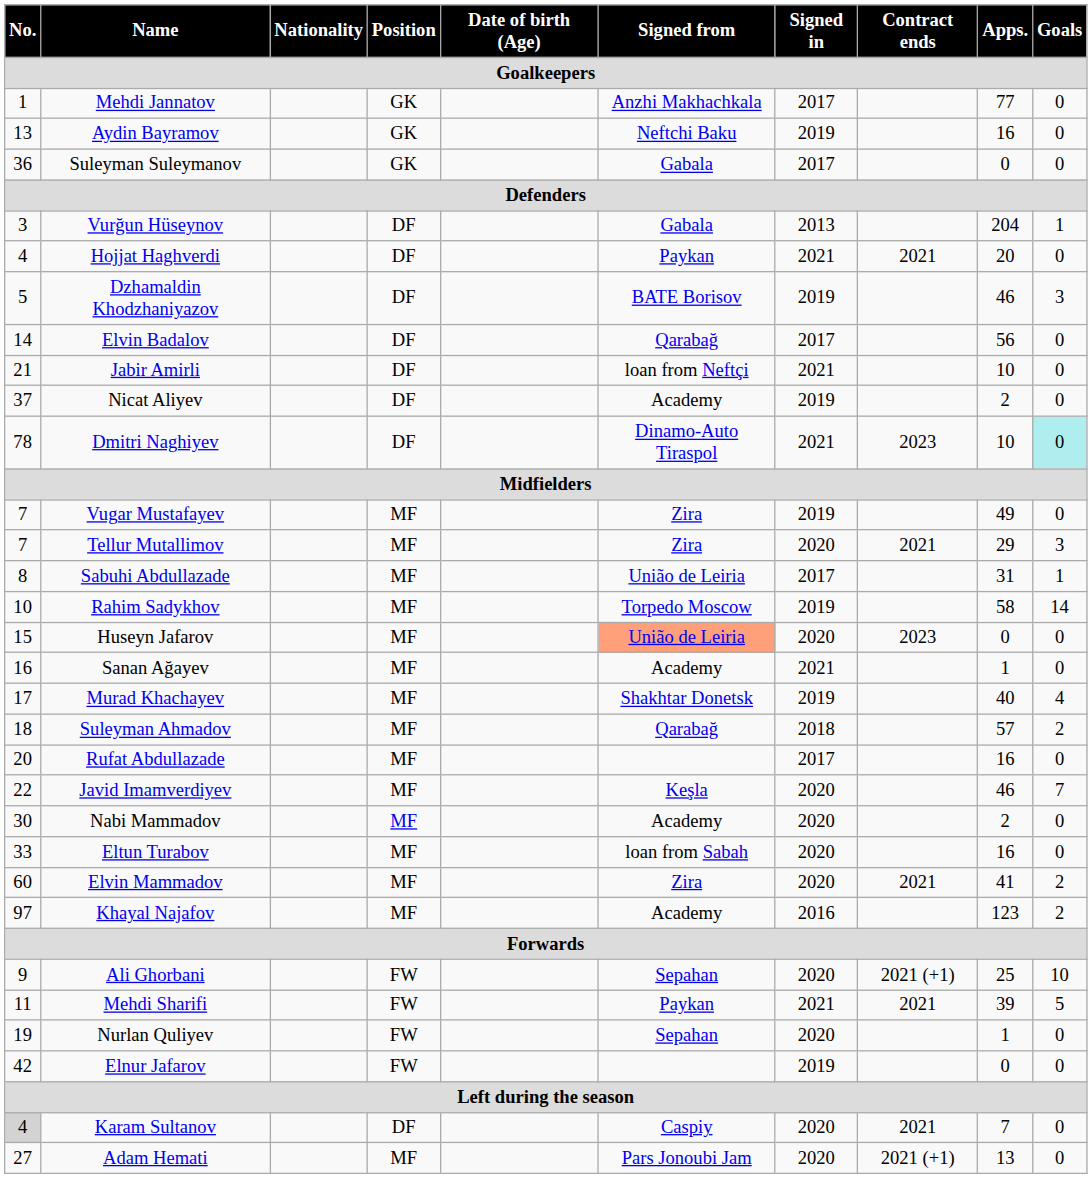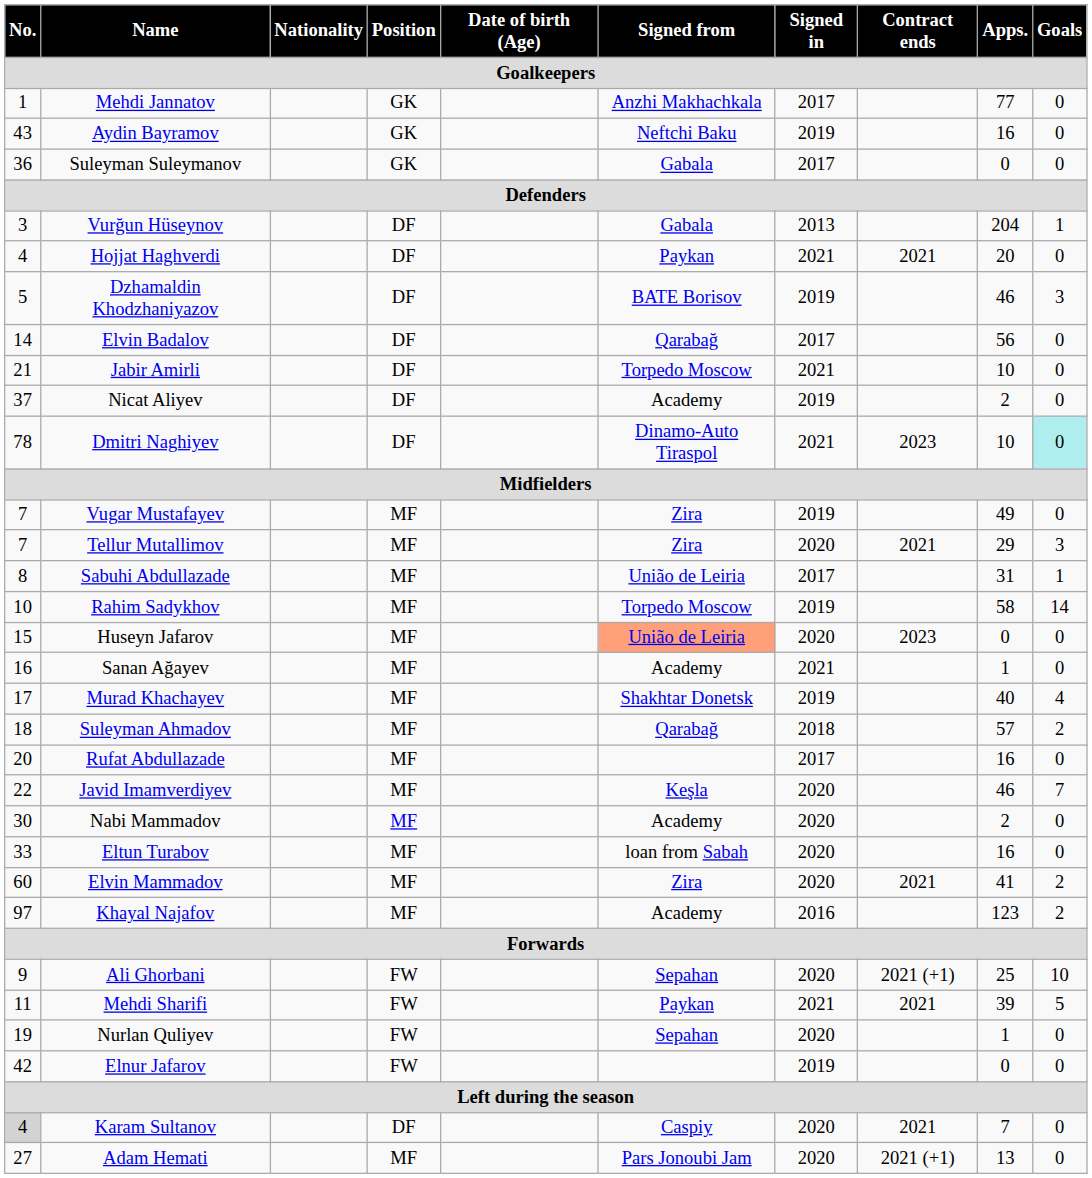(23, 134) 13 -> (23, 134) 43
(687, 370) loan from Neftçi -> (687, 370) Torpedo Moscow
